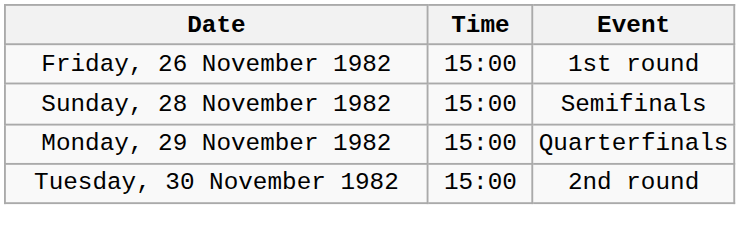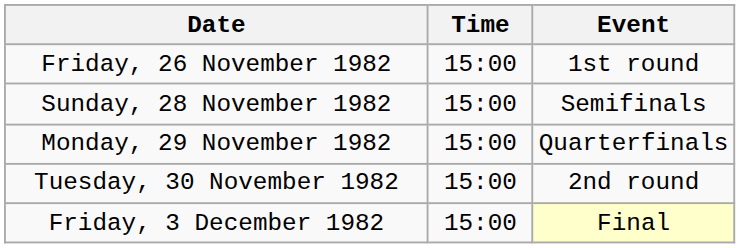+ row: (216, 223)
